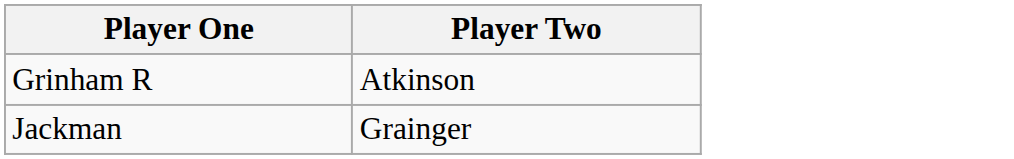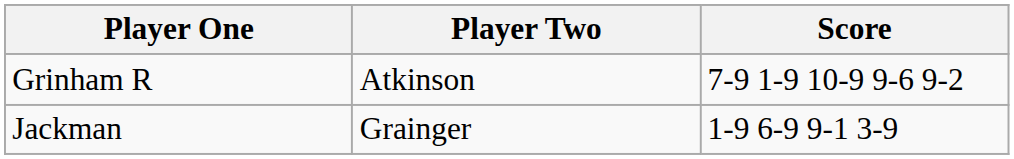+ column: (855, 29)
